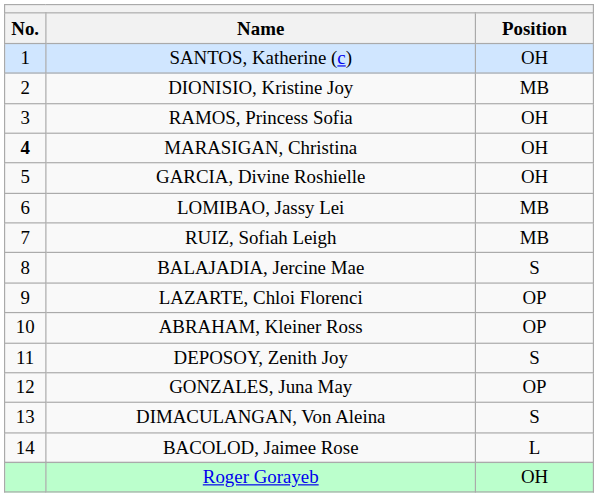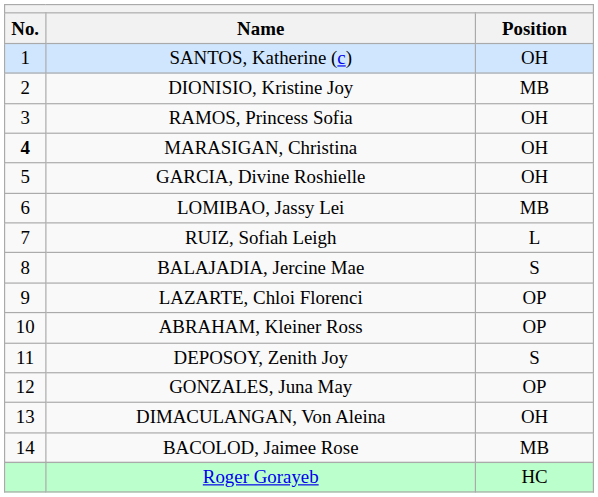(535, 237) MB -> (535, 237) L
(535, 417) S -> (535, 417) OH
(535, 447) L -> (535, 447) MB
(535, 477) OH -> (535, 477) HC
